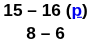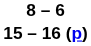rows swapped: (46, 34) <-> (46, 10)
